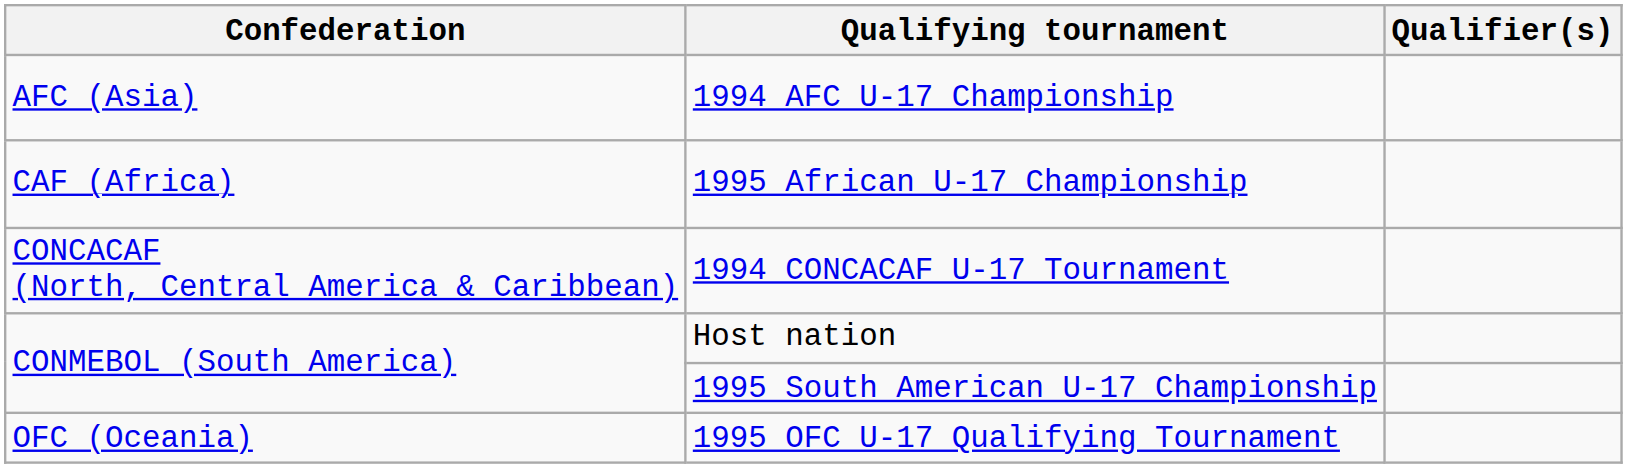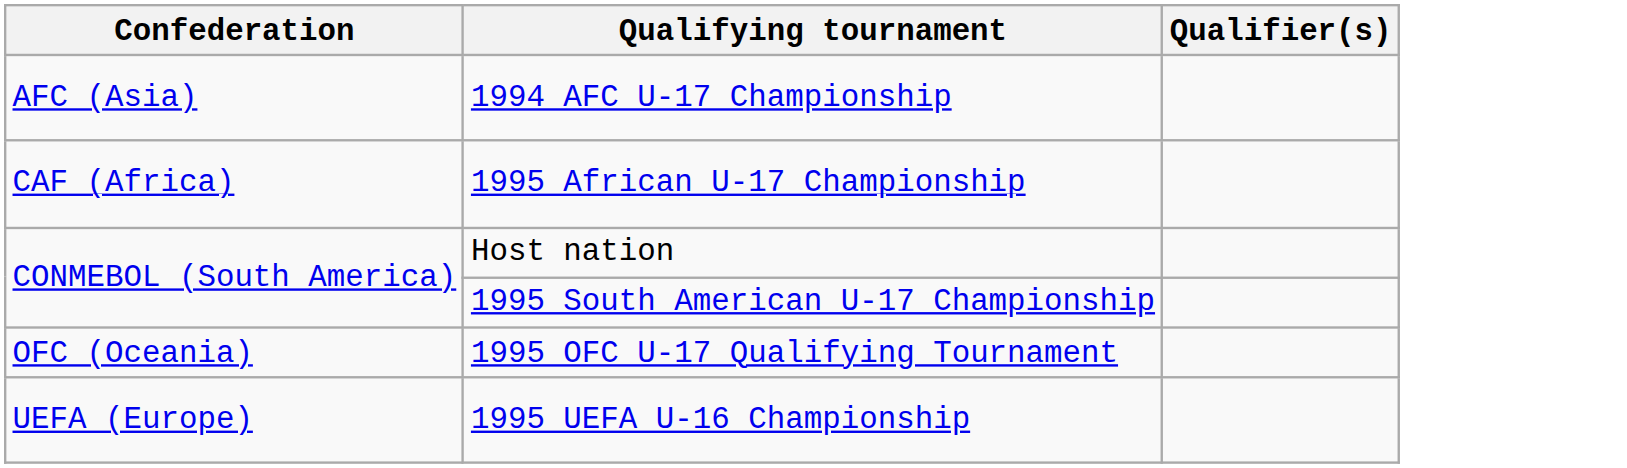- row: (961, 270)
+ row: (721, 420)
